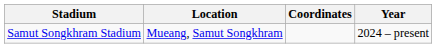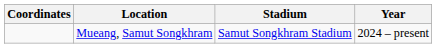columns swapped: (320, 14) <-> (74, 14)
